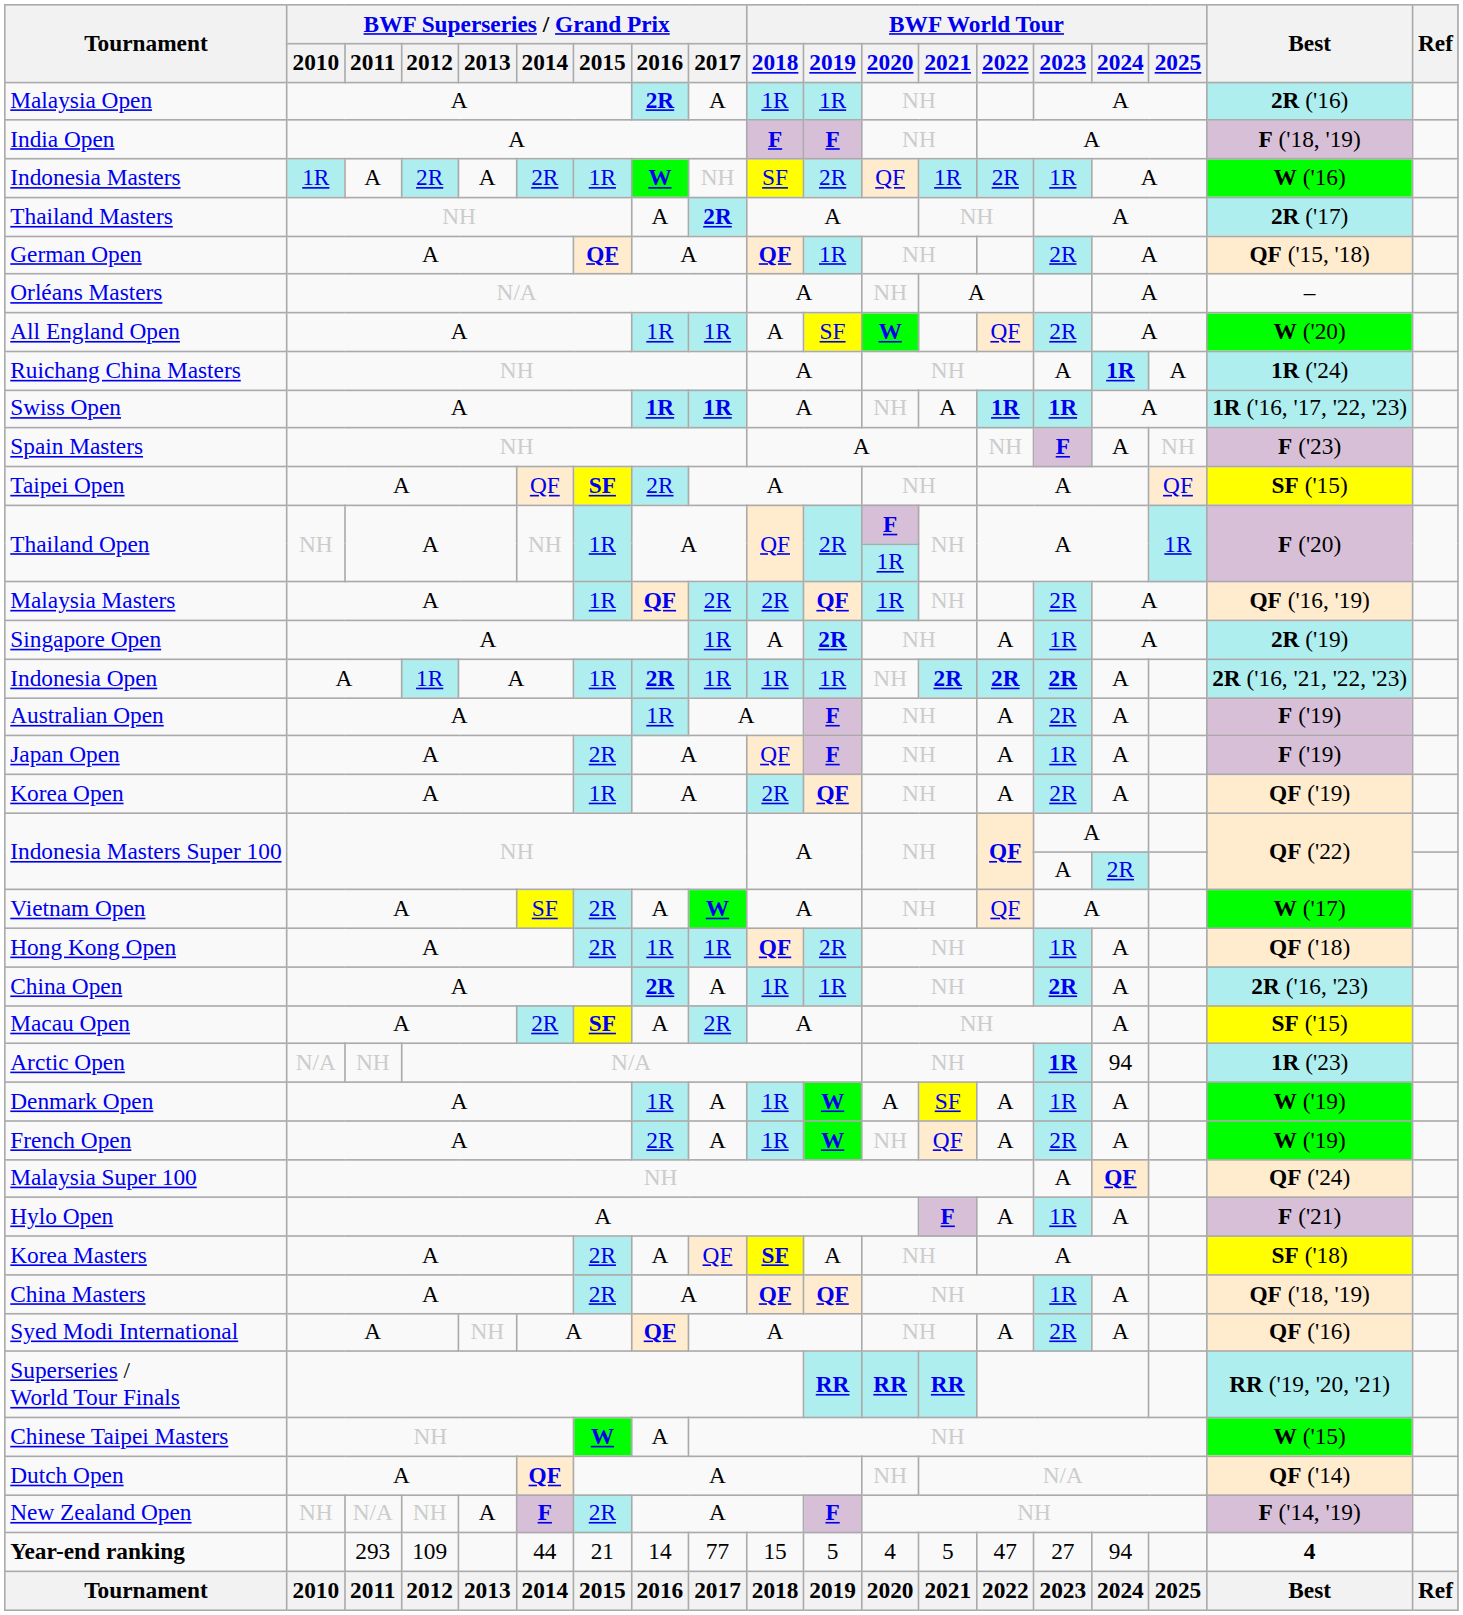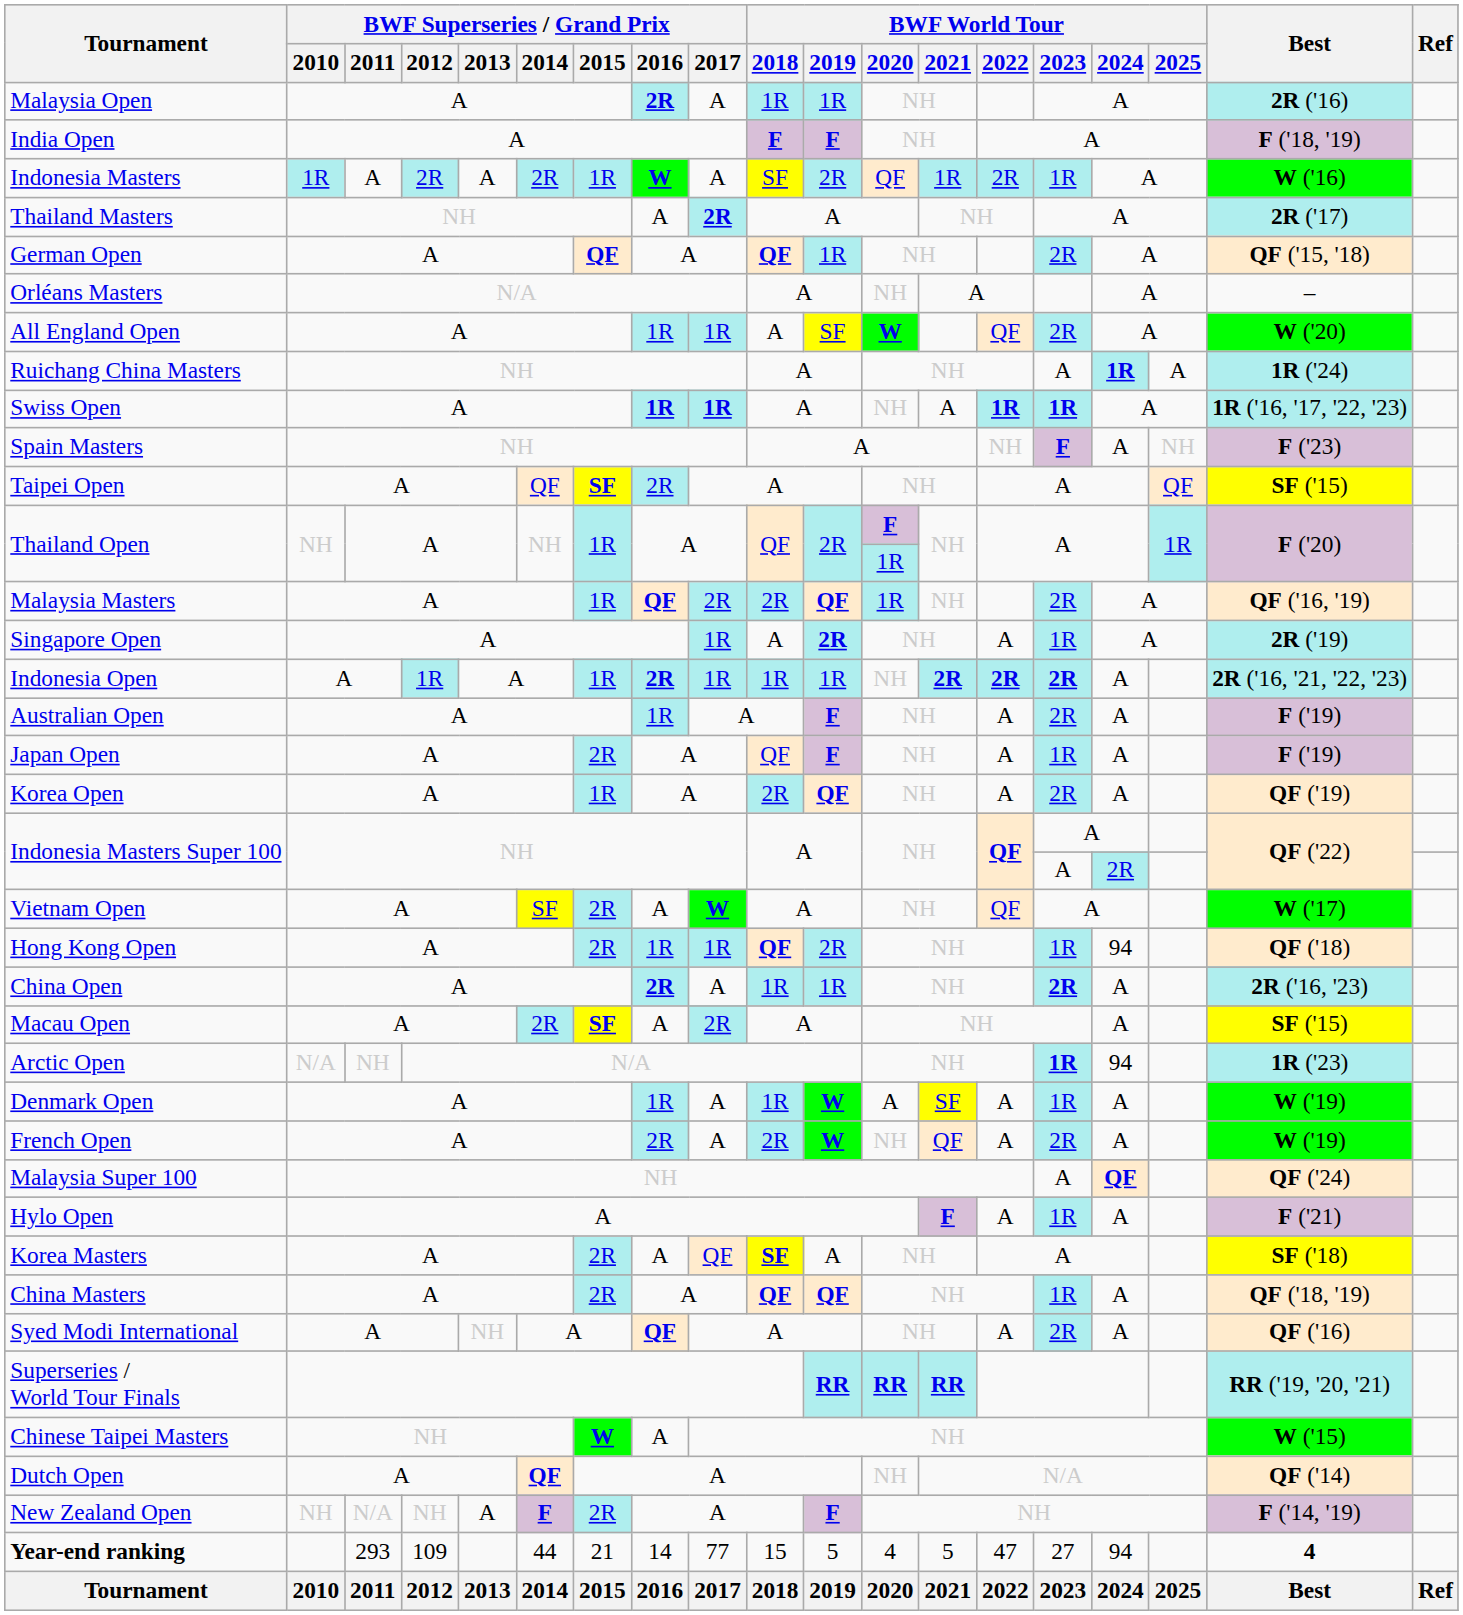(717, 178) NH -> (717, 178) A
(1120, 947) A -> (1120, 947) 94
(775, 1139) 1R -> (775, 1139) 2R
